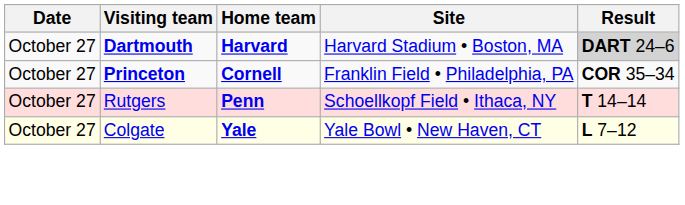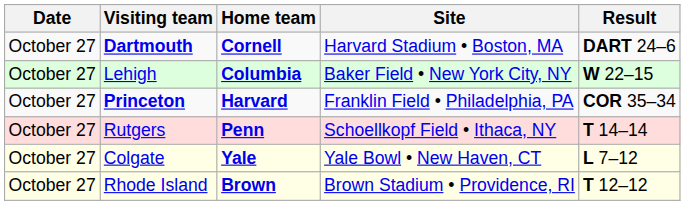(254, 46) Harvard -> (251, 46) Cornell
(628, 46) lightgrey background -> (629, 46) no background
+ row: (130, 74)
(251, 74) Cornell -> (254, 102) Harvard
+ row: (156, 185)
